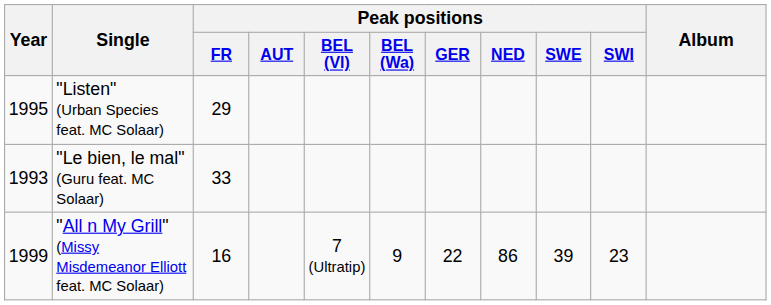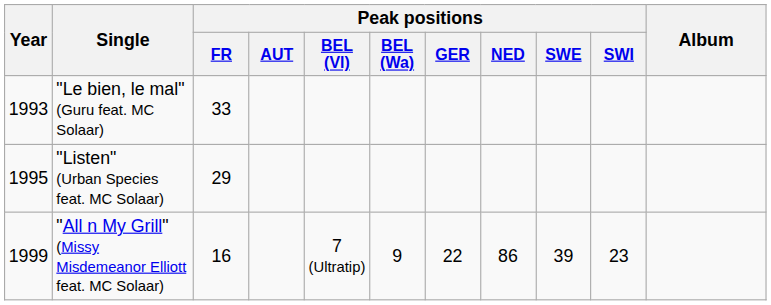rows swapped: (120, 177) <-> (110, 109)
